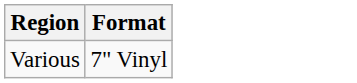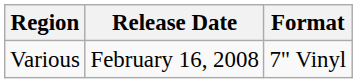+ column: (175, 22)
